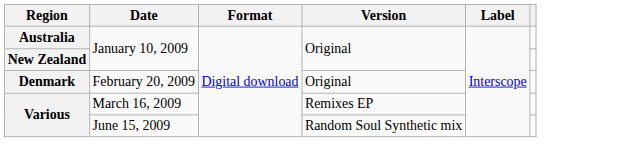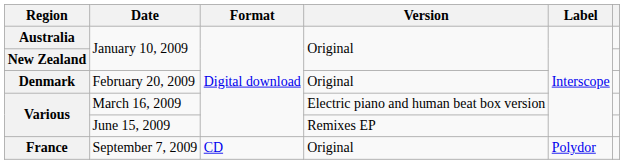(339, 103) Remixes EP -> (426, 103) Electric piano and human beat box version
(384, 125) Random Soul Synthetic mix -> (341, 125) Remixes EP
+ row: (47, 147)
